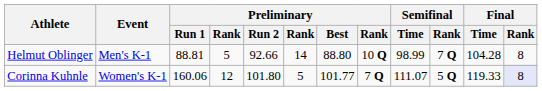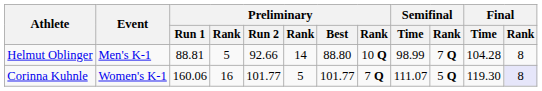(227, 76) 12 -> (227, 76) 16
(264, 76) 101.80 -> (264, 76) 101.77
(484, 76) 119.33 -> (484, 76) 119.30
